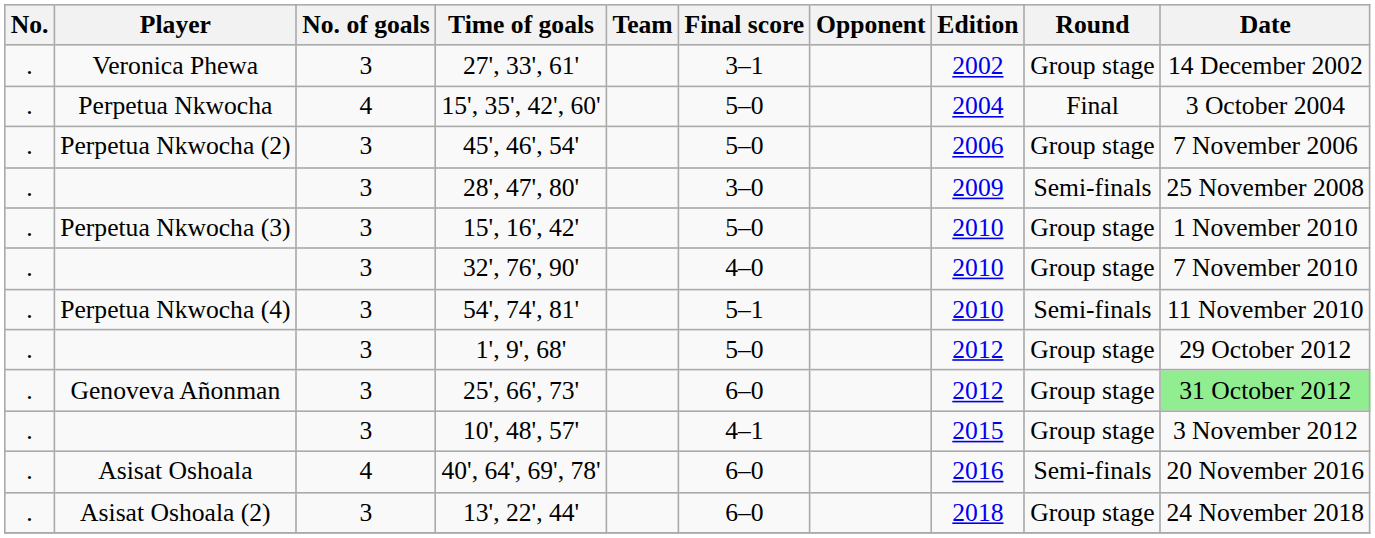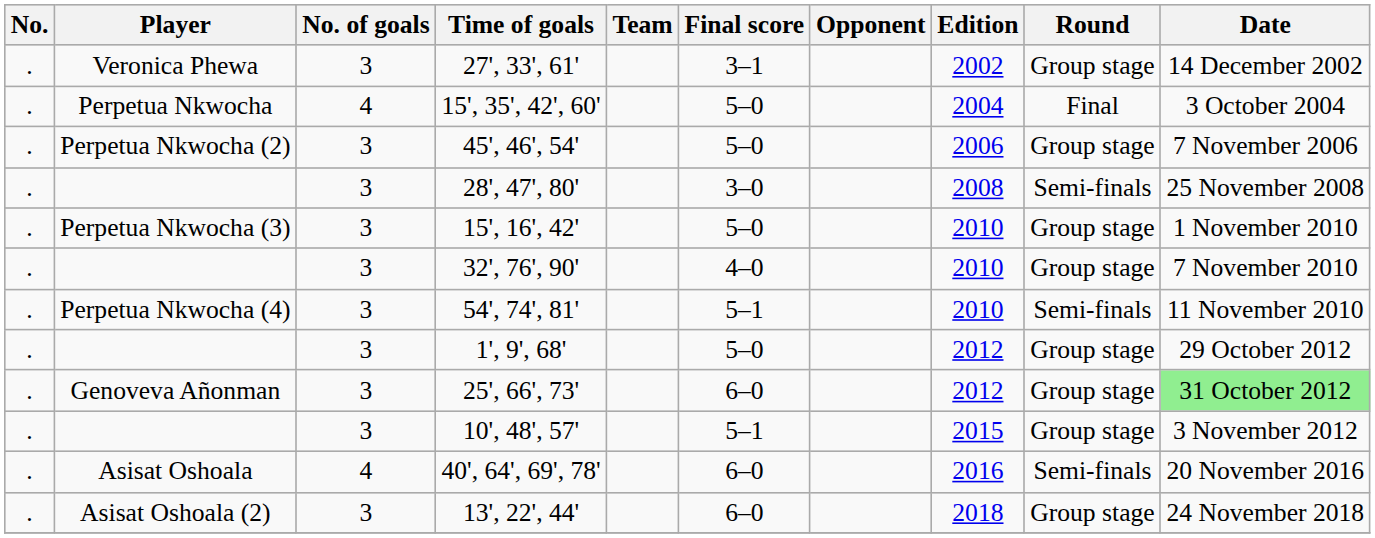(978, 187) 2009 -> (978, 187) 2008
(744, 430) 4–1 -> (744, 430) 5–1
